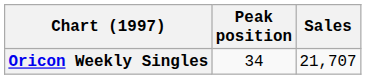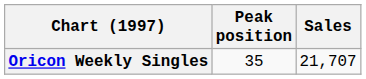(254, 62) 34 -> (254, 62) 35
